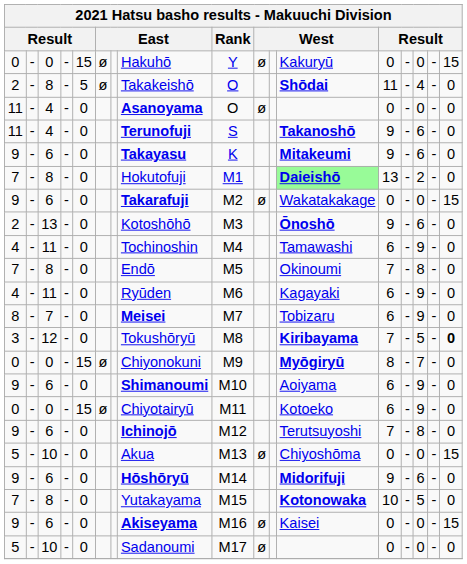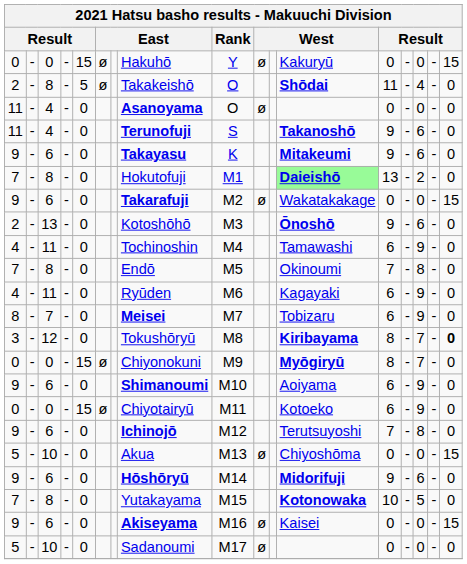(390, 339) 7 -> (390, 339) 8
(421, 339) 5 -> (421, 339) 7
